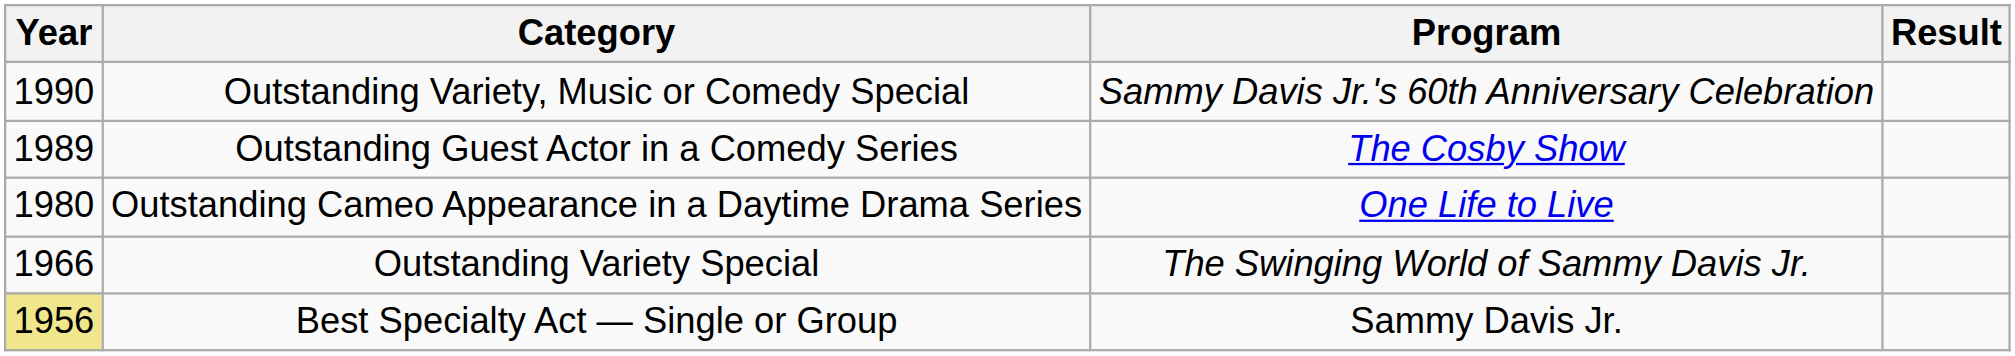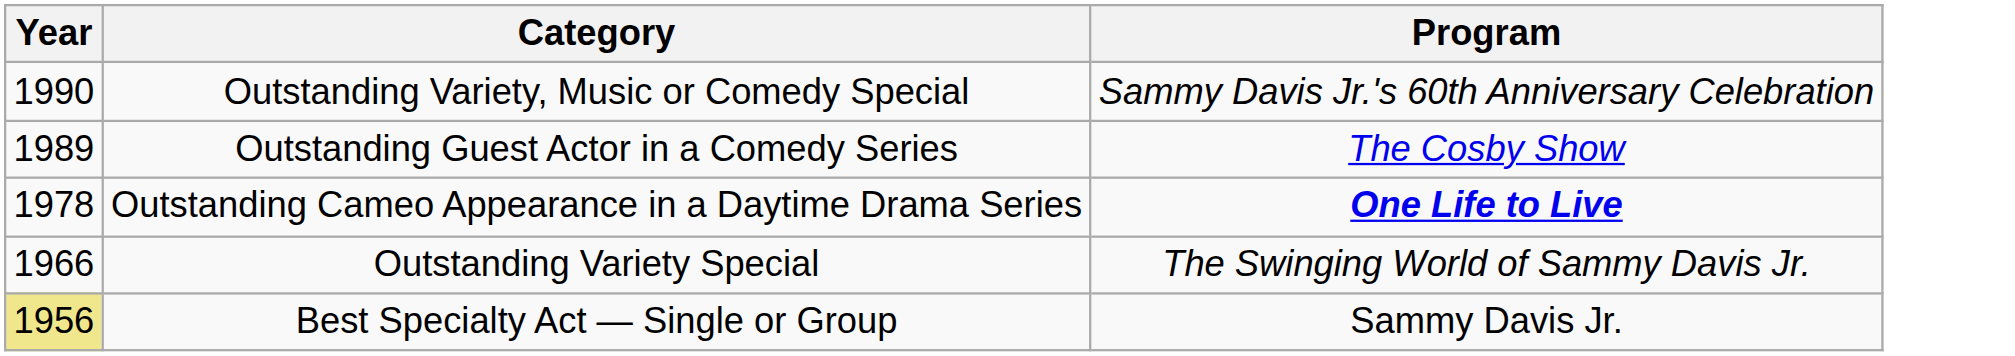- column: (1946, 33)
(54, 206) 1980 -> (54, 206) 1978
(1487, 206) normal -> (1487, 206) bold
